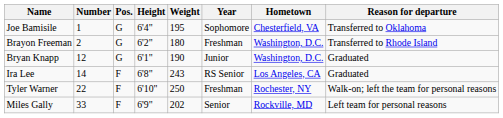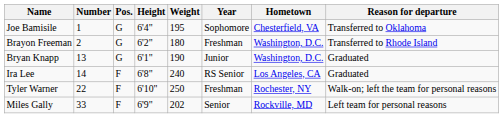(81, 58) 12 -> (81, 58) 13
(177, 74) 243 -> (177, 74) 240
